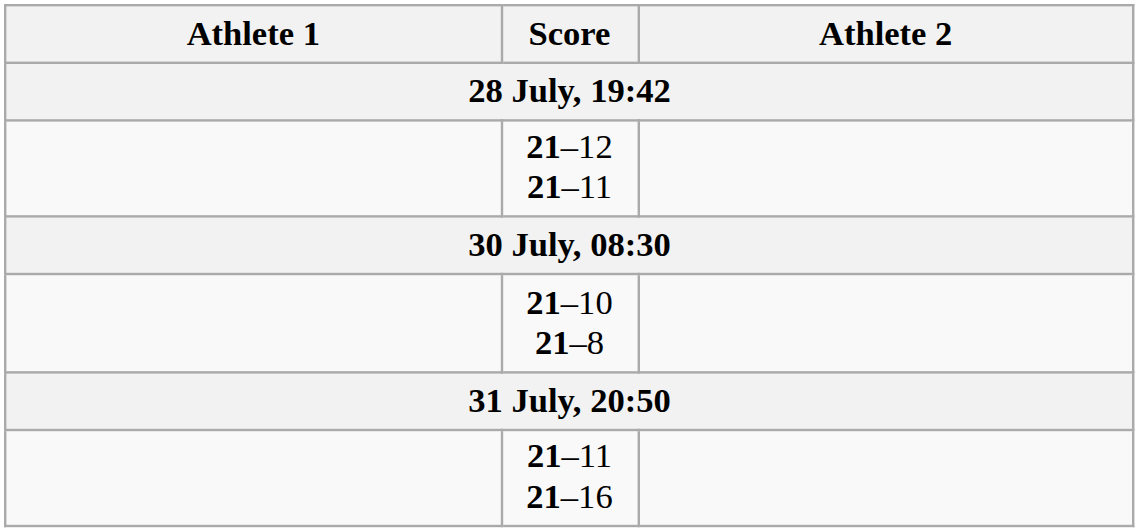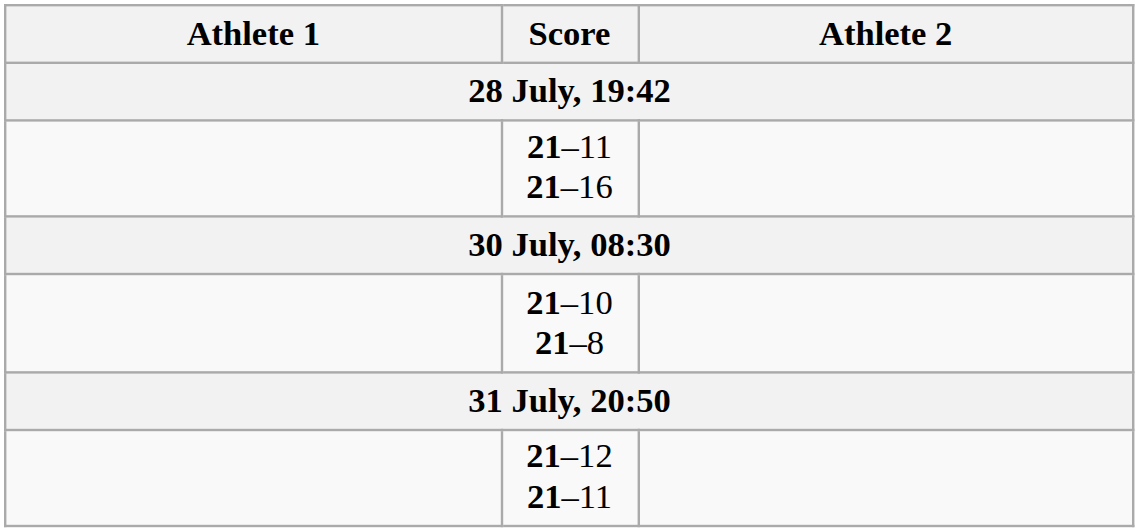rows swapped: (569, 167) <-> (569, 477)
